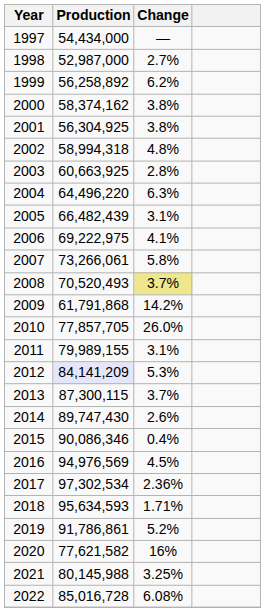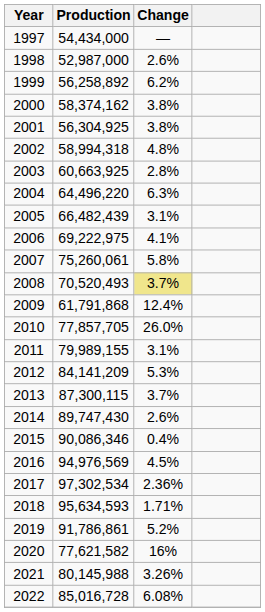(163, 60) 2.7% -> (163, 60) 2.6%
(94, 261) 73,266,061 -> (94, 261) 75,260,061
(163, 305) 14.2% -> (163, 305) 12.4%
(94, 372) lavender background -> (94, 372) no background
(163, 573) 3.25% -> (163, 573) 3.26%
